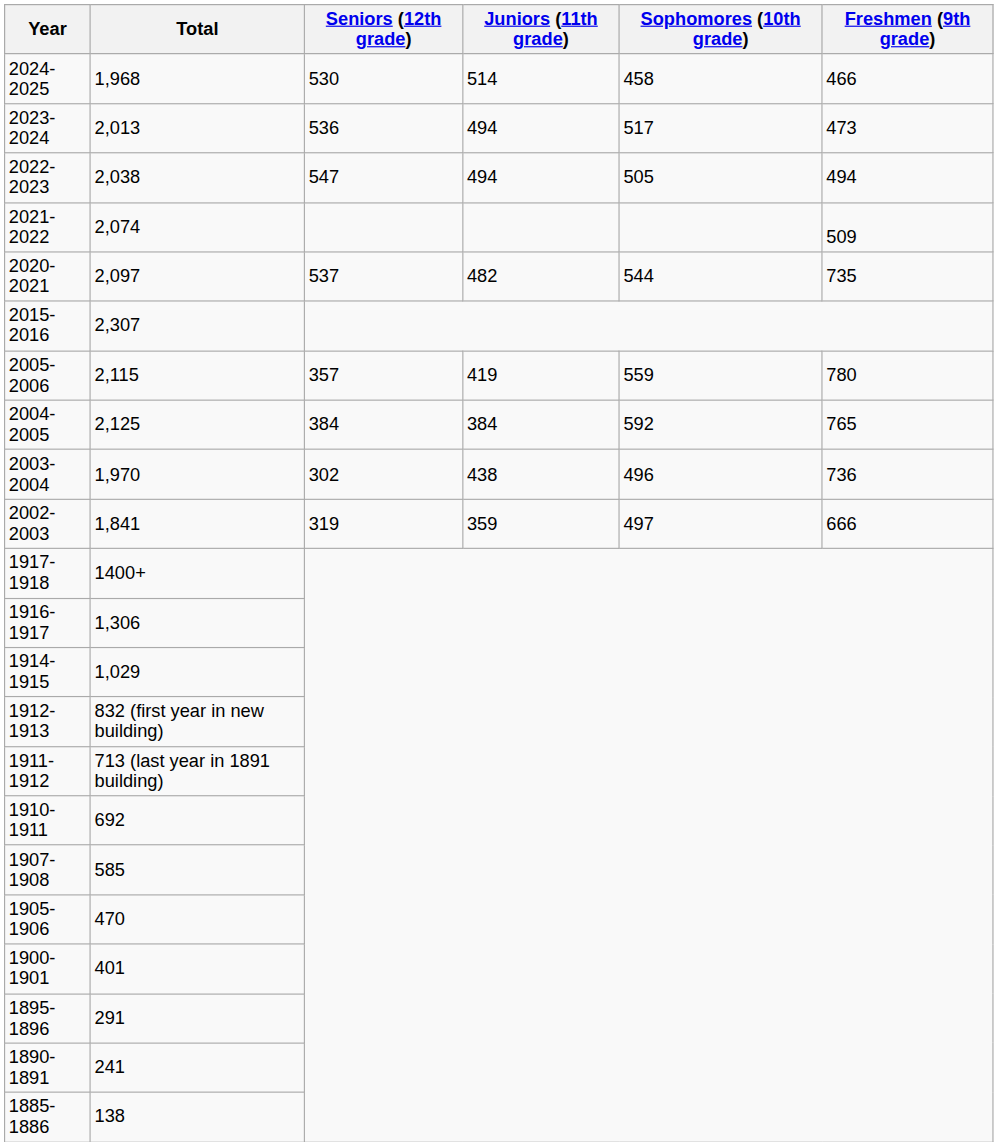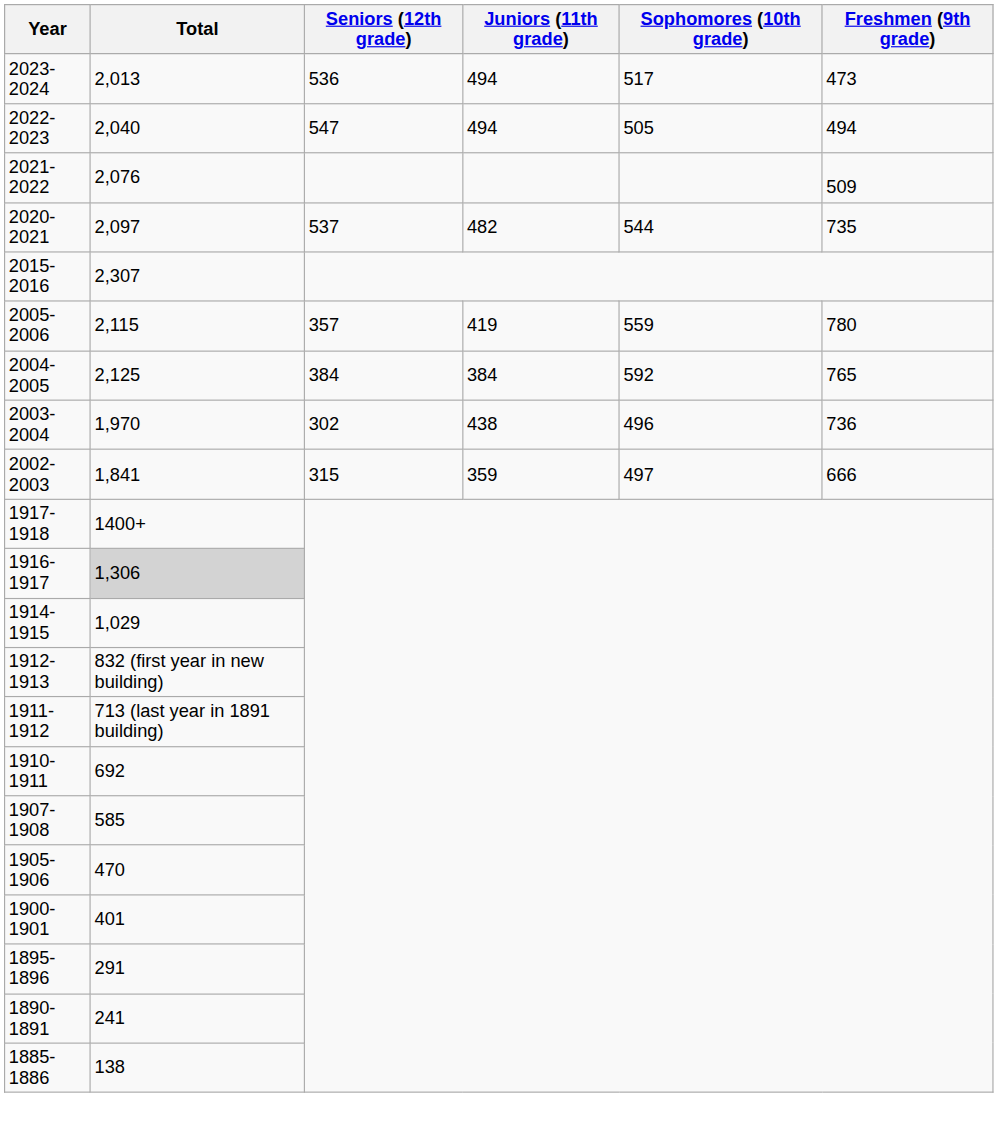- row: (32, 78)
(117, 177) 2,038 -> (117, 128) 2,040
(117, 227) 2,074 -> (117, 177) 2,076
(324, 523) 319 -> (324, 474) 315
(117, 622) no background -> (117, 573) lightgrey background
